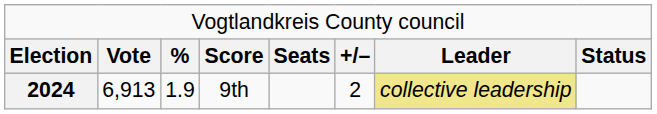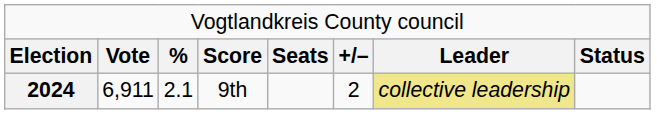(129, 90) 6,913 -> (128, 90) 6,911
(180, 90) 1.9 -> (178, 90) 2.1
